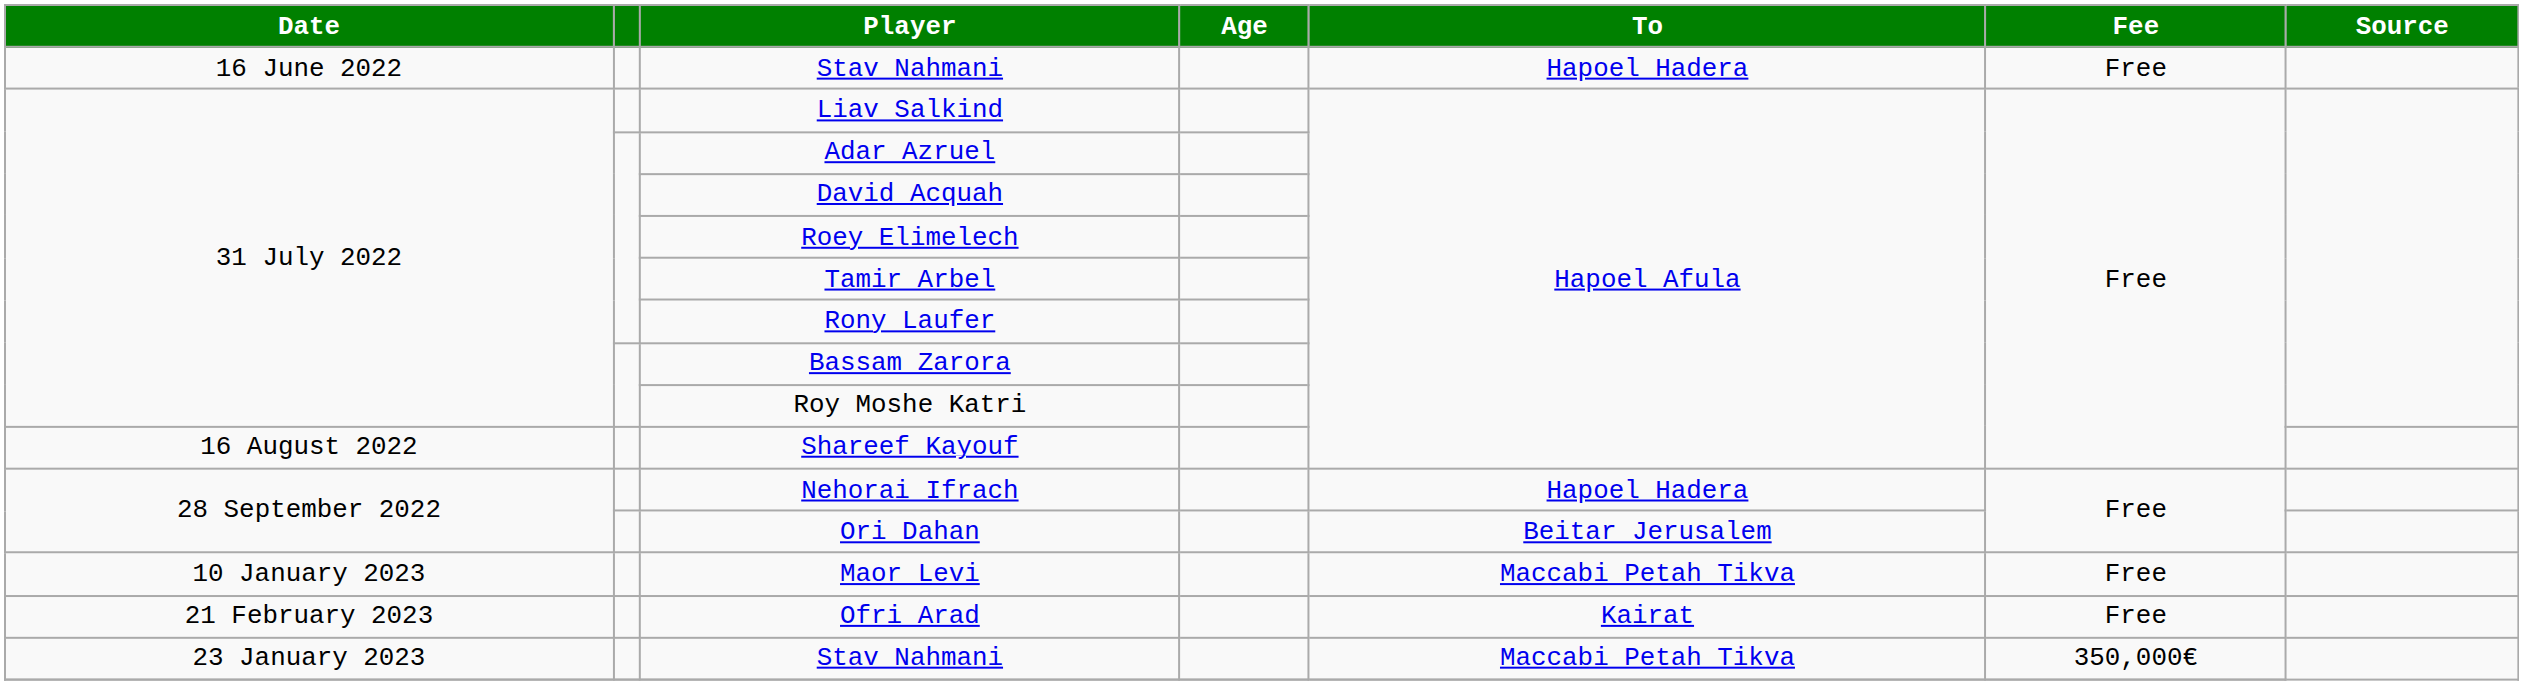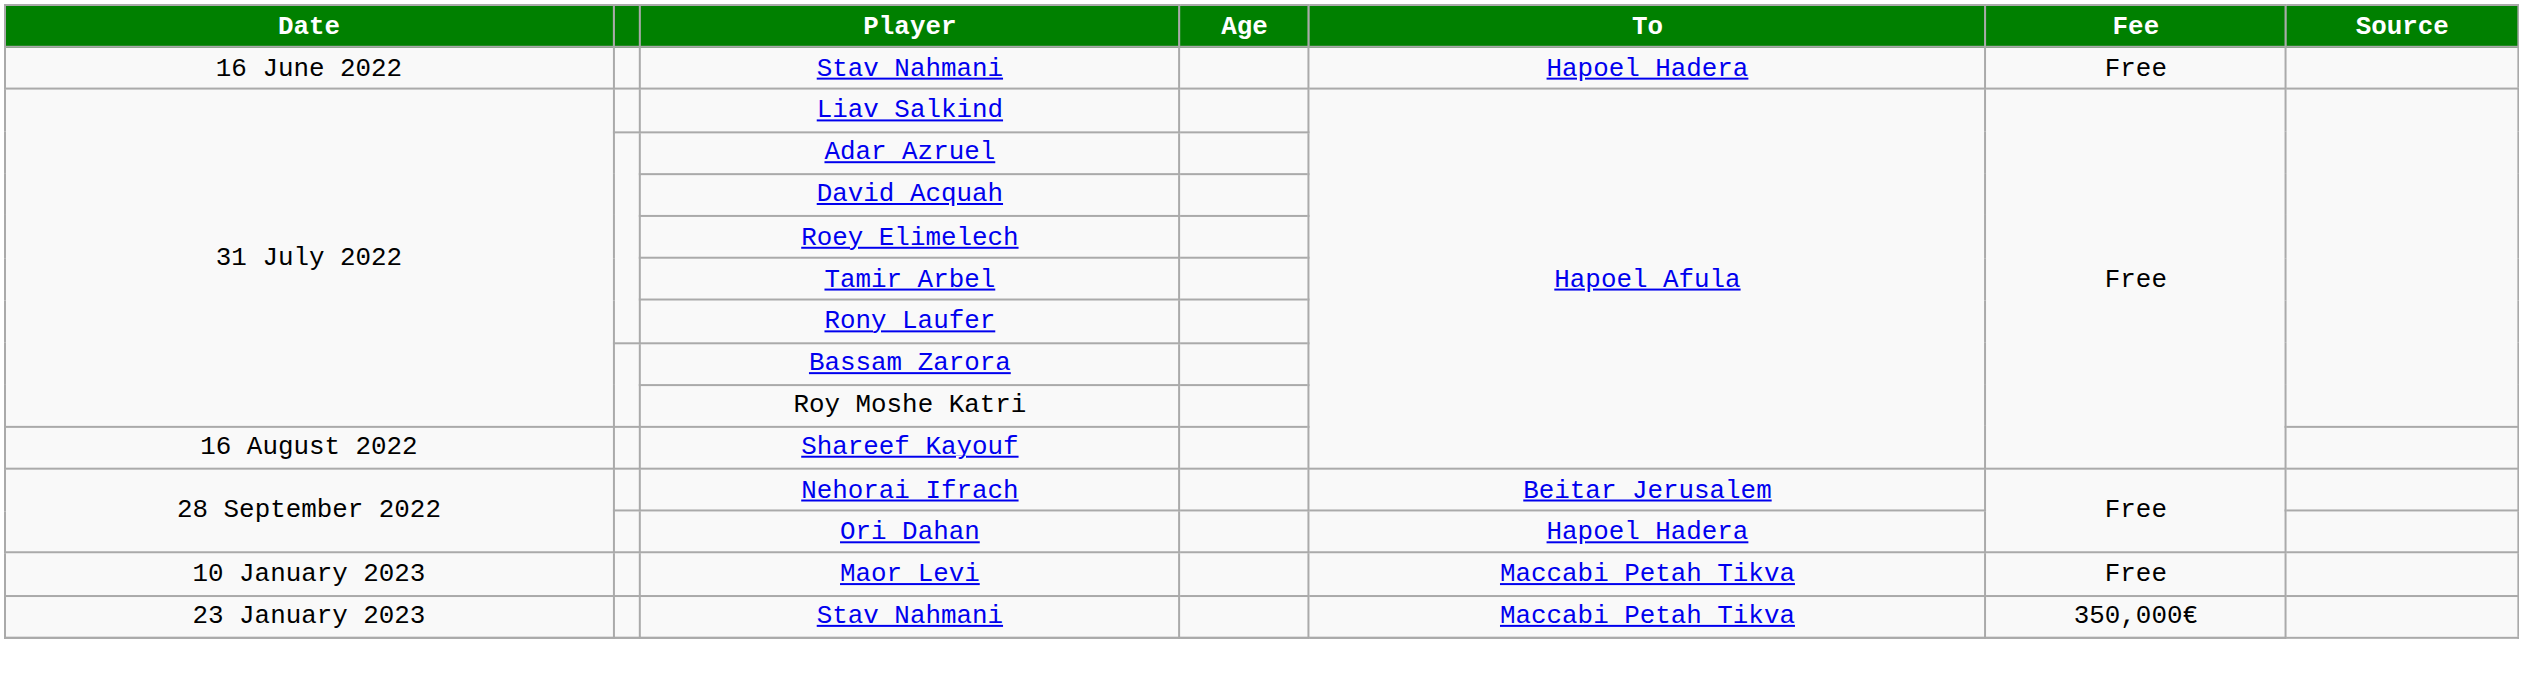(1647, 490) Hapoel Hadera -> (1647, 490) Beitar Jerusalem
(1647, 532) Beitar Jerusalem -> (1647, 532) Hapoel Hadera
- row: (309, 616)
